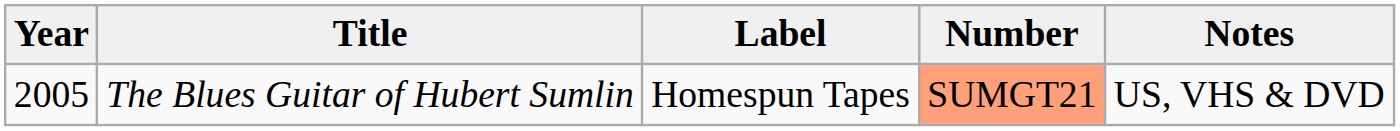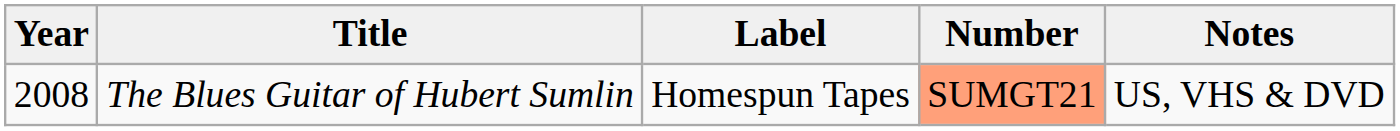(51, 93) 2005 -> (51, 93) 2008
